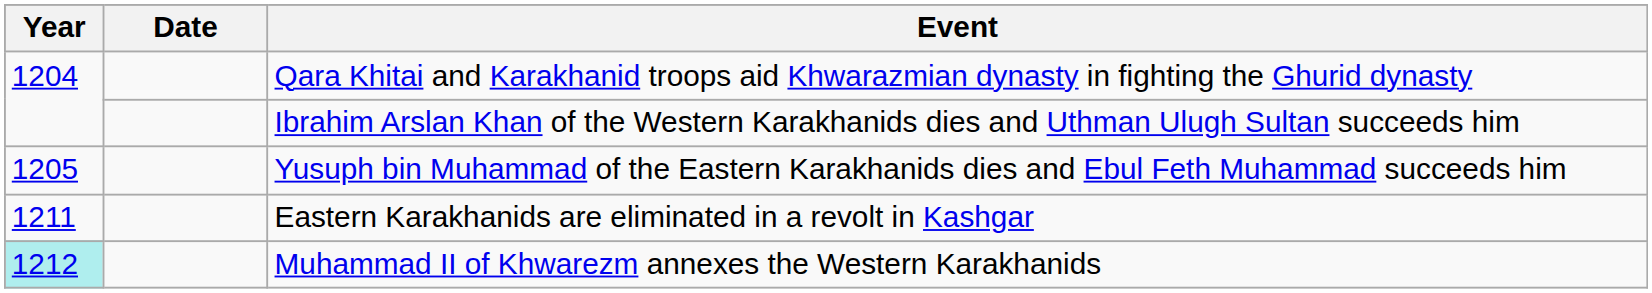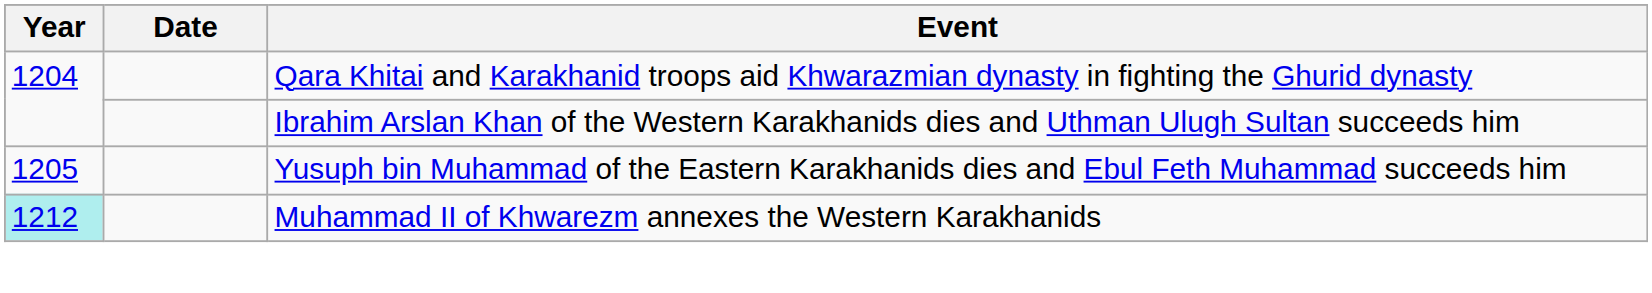- row: (654, 216)
